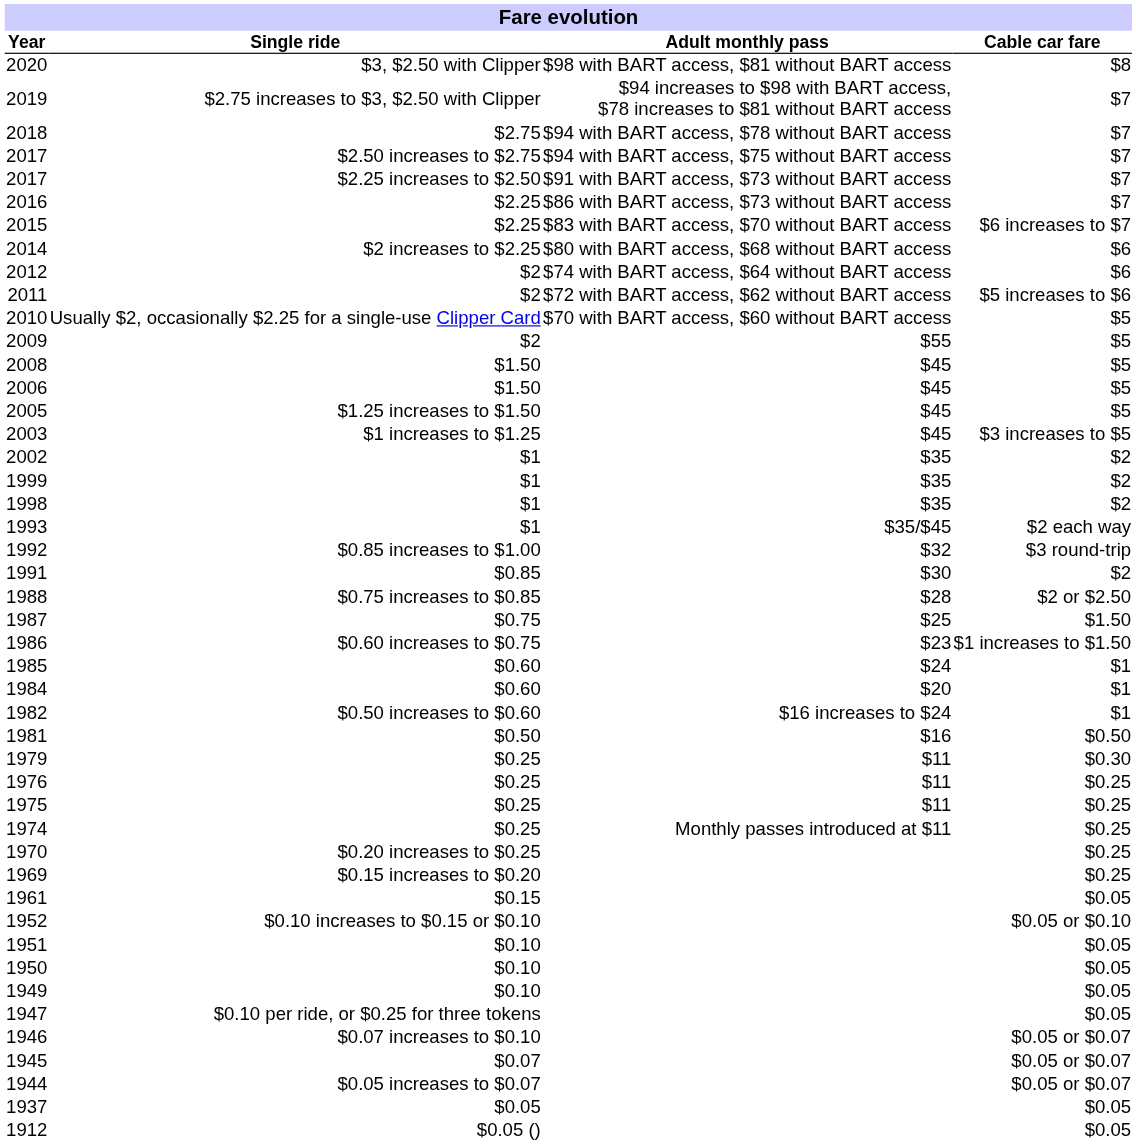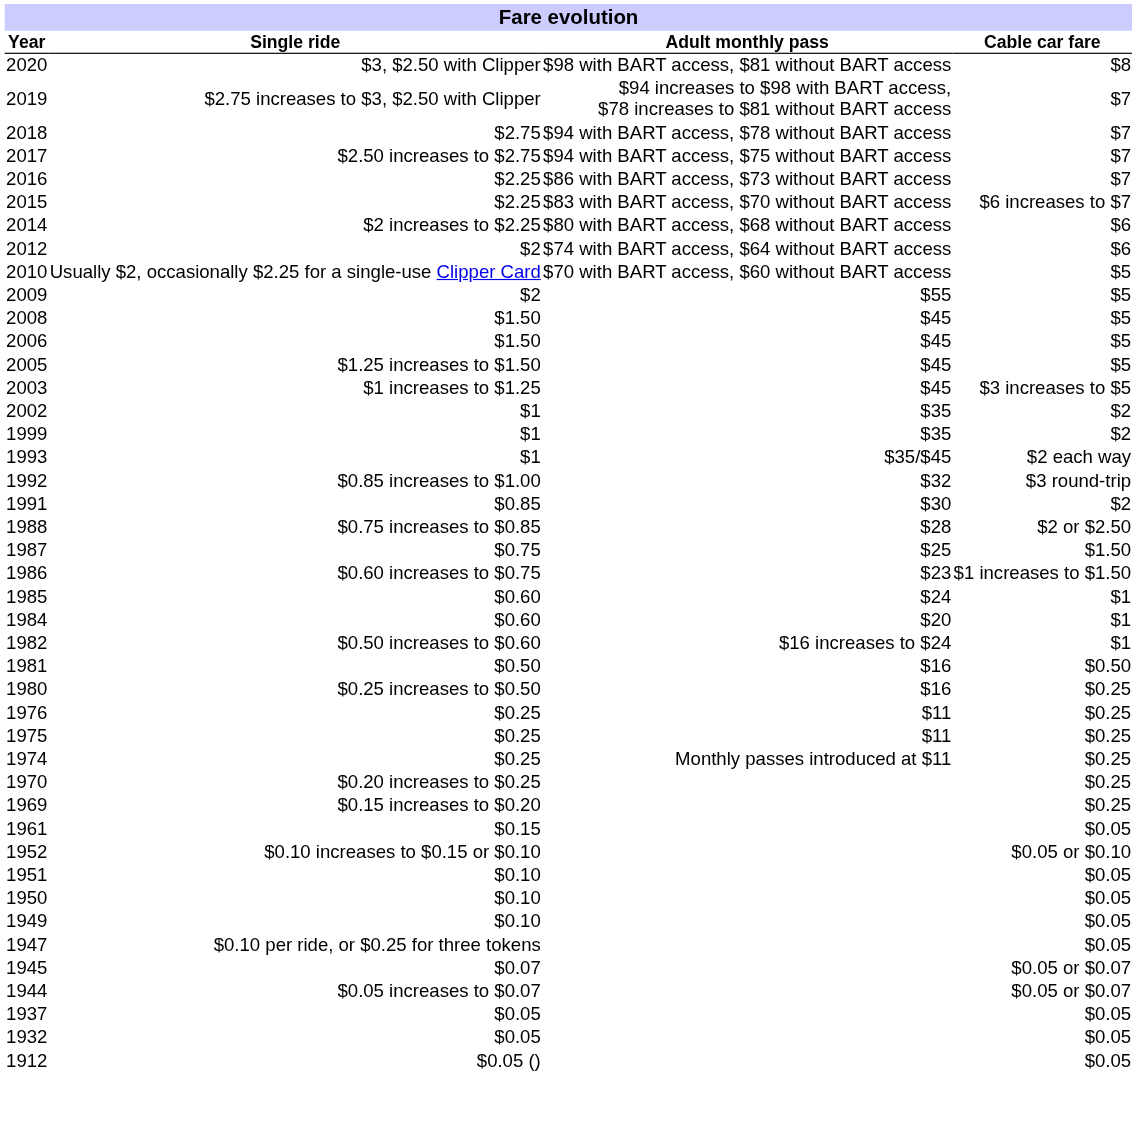- row: (27, 179)
- row: (27, 295)
- row: (27, 503)
+ row: (27, 689)
- row: (27, 759)
- row: (27, 1037)
+ row: (27, 1037)
